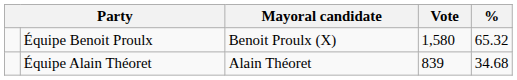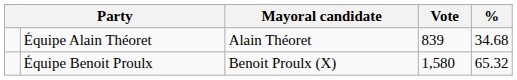rows swapped: (88, 39) <-> (88, 63)
